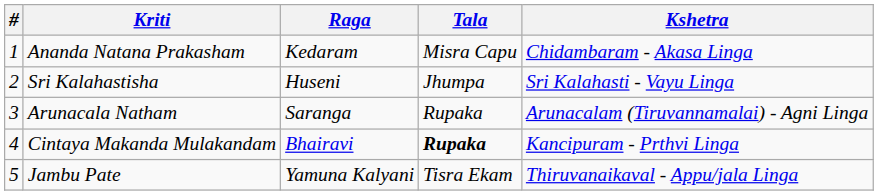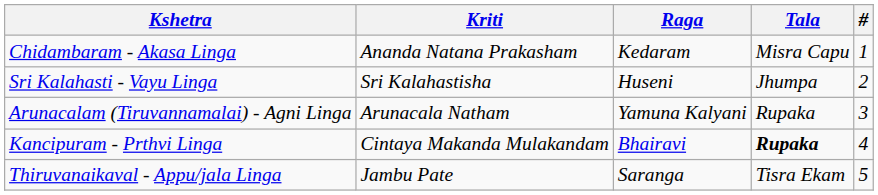columns swapped: (14, 19) <-> (697, 19)
(318, 112) Saranga -> (682, 112) Yamuna Kalyani
(350, 174) Yamuna Kalyani -> (651, 174) Saranga
